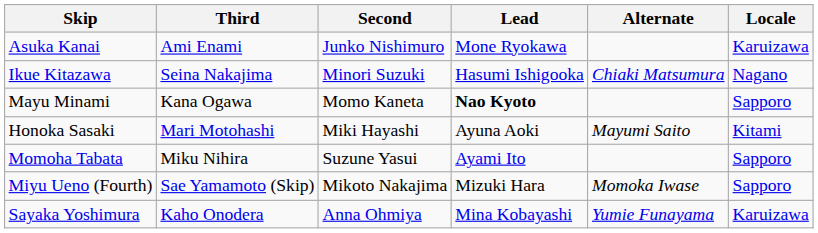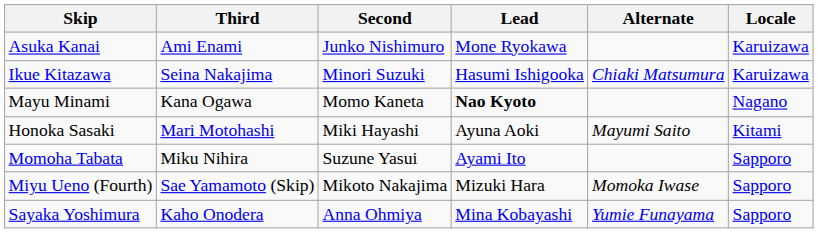(760, 74) Nagano -> (771, 74) Karuizawa
(762, 102) Sapporo -> (760, 102) Nagano
(771, 213) Karuizawa -> (762, 213) Sapporo
